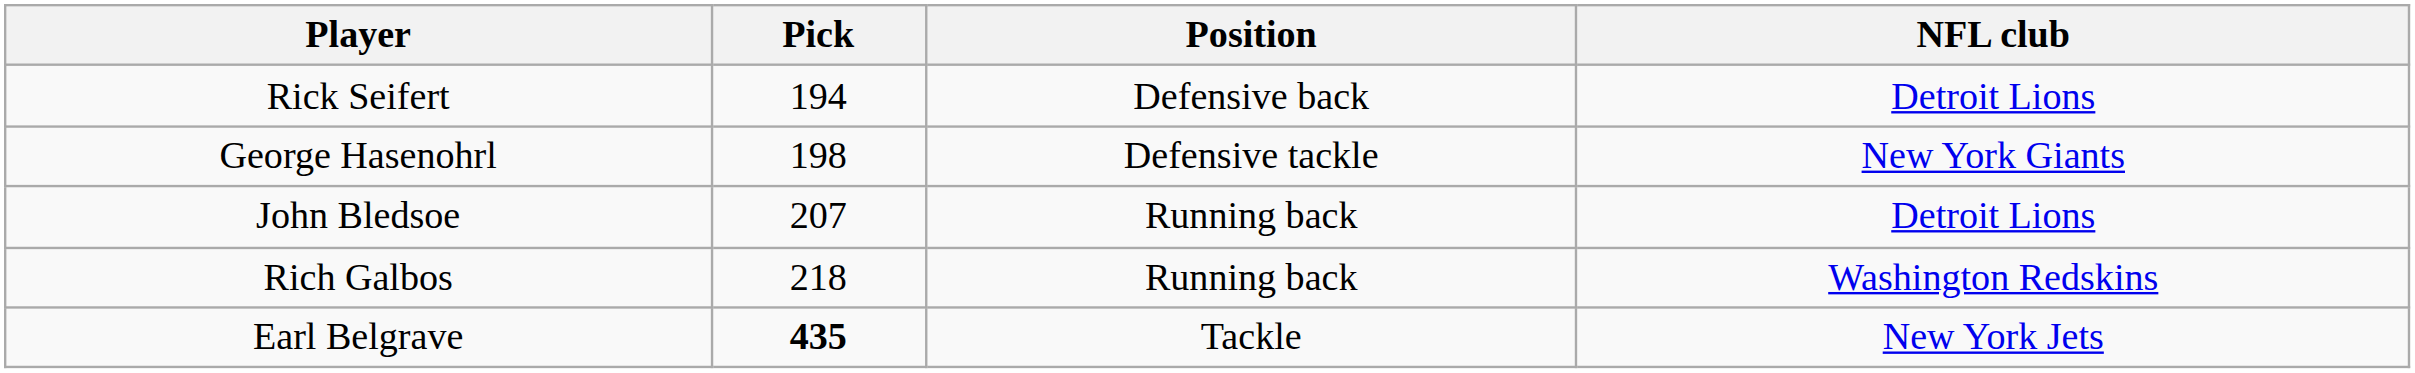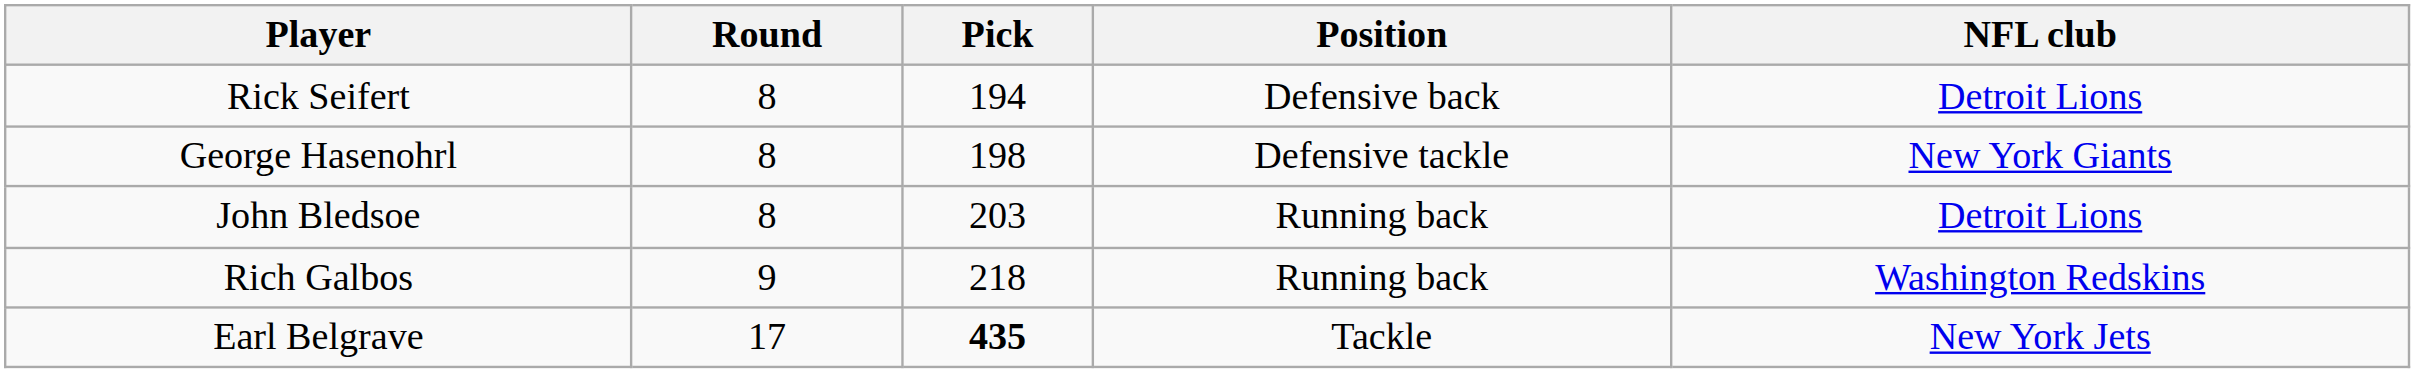+ column: (767, 34)
(818, 215) 207 -> (998, 215) 203
